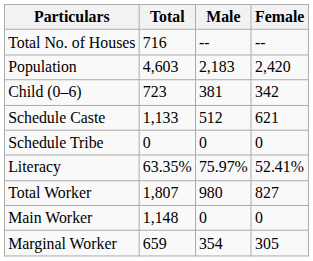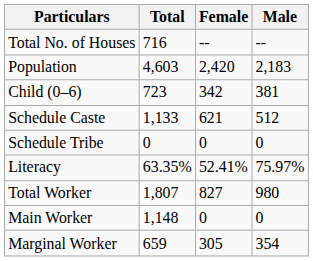columns swapped: (223, 17) <-> (280, 17)
